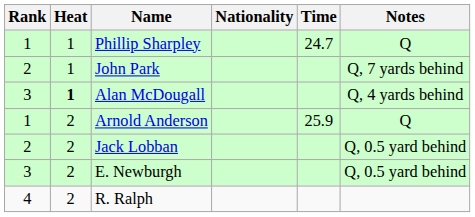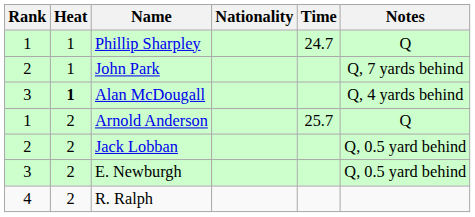(319, 120) 25.9 -> (319, 120) 25.7
